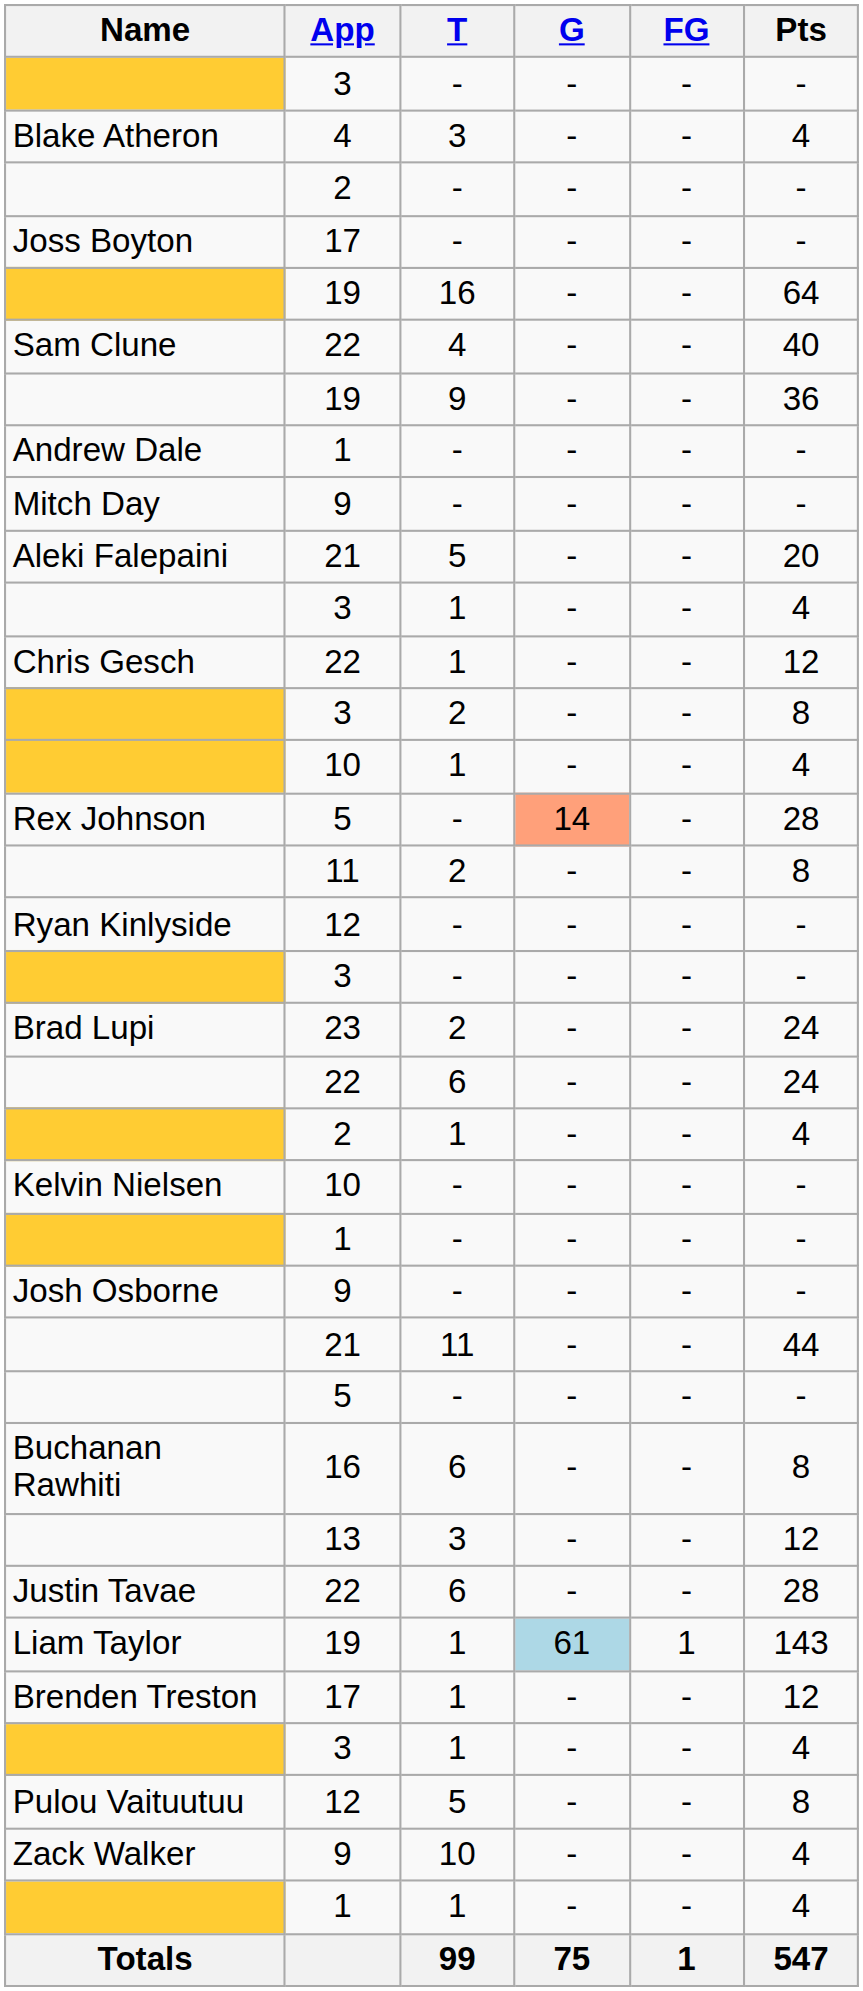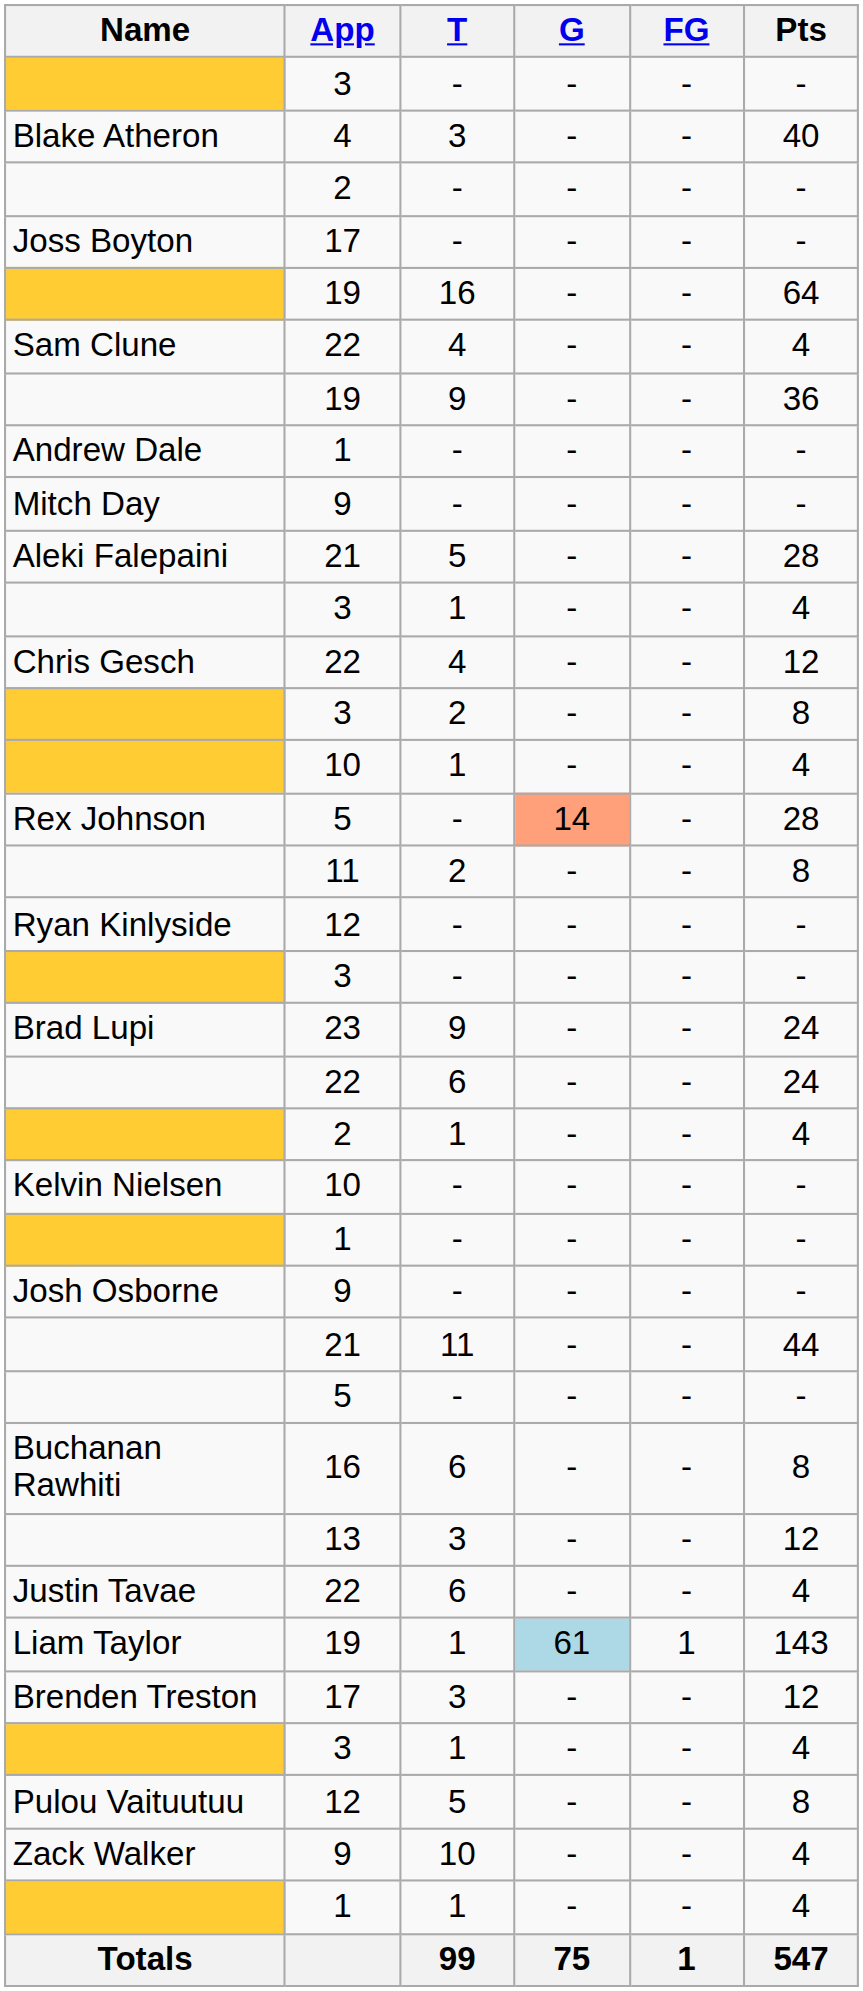(801, 135) 4 -> (801, 135) 40
(801, 345) 40 -> (801, 345) 4
(801, 556) 20 -> (801, 556) 28
(457, 661) 1 -> (457, 661) 4
(457, 1028) 2 -> (457, 1028) 9
(801, 1591) 28 -> (801, 1591) 4
(457, 1696) 1 -> (457, 1696) 3
